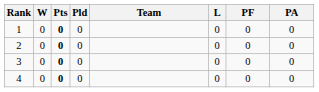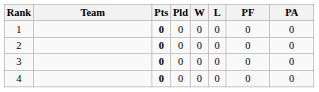columns swapped: (149, 12) <-> (42, 12)
